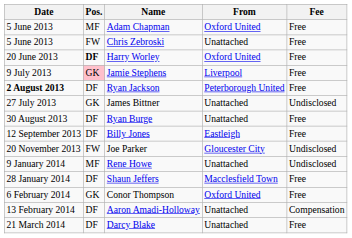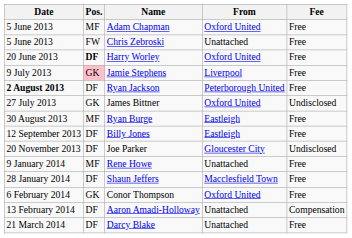(226, 103) Unattached -> (232, 103) Oxford United
(92, 118) DF -> (93, 118) MF
(226, 118) Unattached -> (222, 118) Eastleigh
(93, 149) FW -> (92, 149) DF
(313, 164) Undisclosed -> (297, 164) Free
